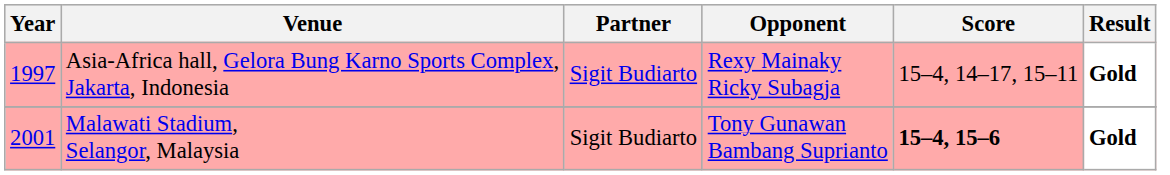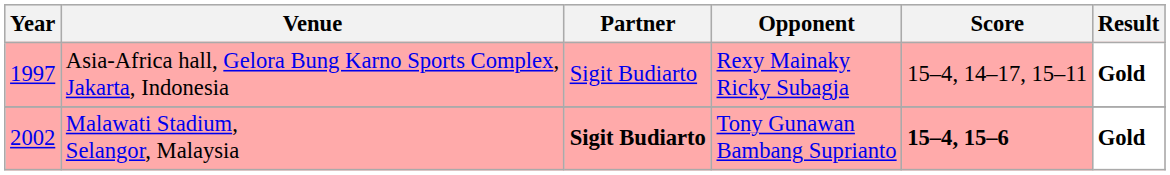(33, 138) 2001 -> (33, 138) 2002
(633, 138) normal -> (638, 138) bold
